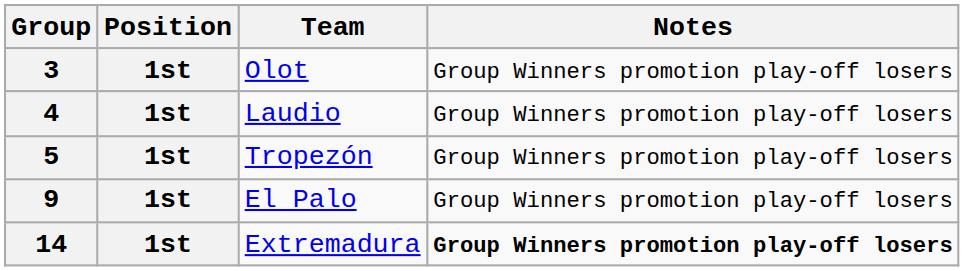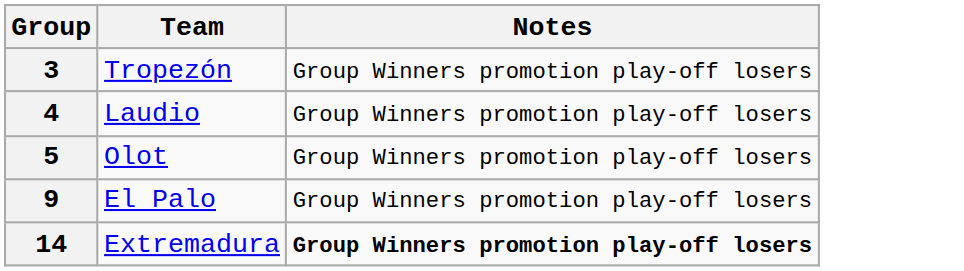- column: (168, 27)
(277, 70) Olot -> (168, 70) Tropezón
(309, 157) Tropezón -> (136, 157) Olot
